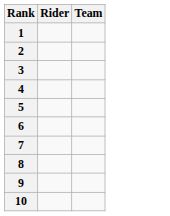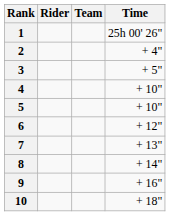+ column: (135, 13)
